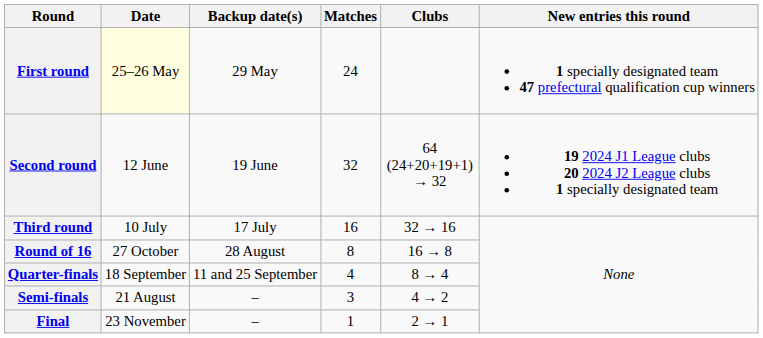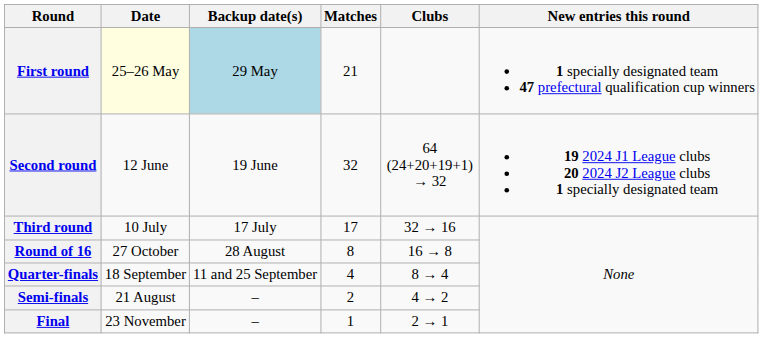(255, 70) no background -> (255, 70) lightblue background
(350, 70) 24 -> (350, 70) 21
(350, 227) 16 -> (350, 227) 17
(350, 297) 3 -> (350, 297) 2
